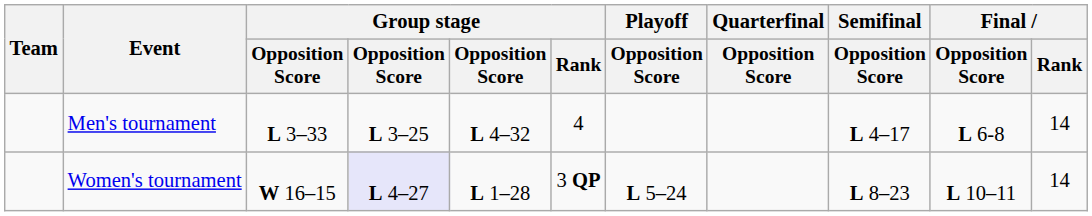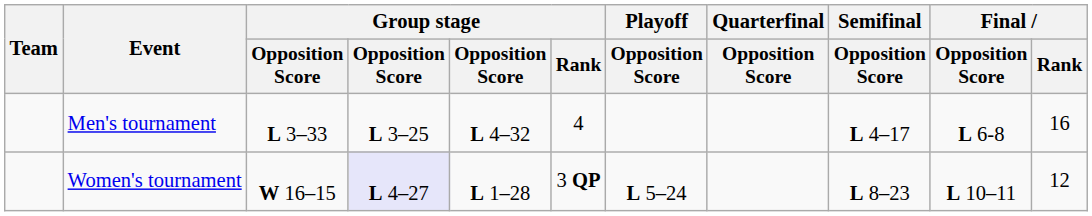(1060, 122) 14 -> (1060, 122) 16
(1060, 181) 14 -> (1060, 181) 12
